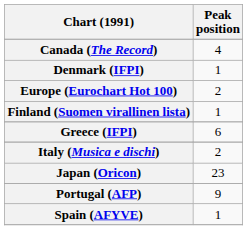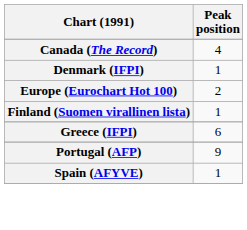- row: (99, 152)
- row: (99, 173)
